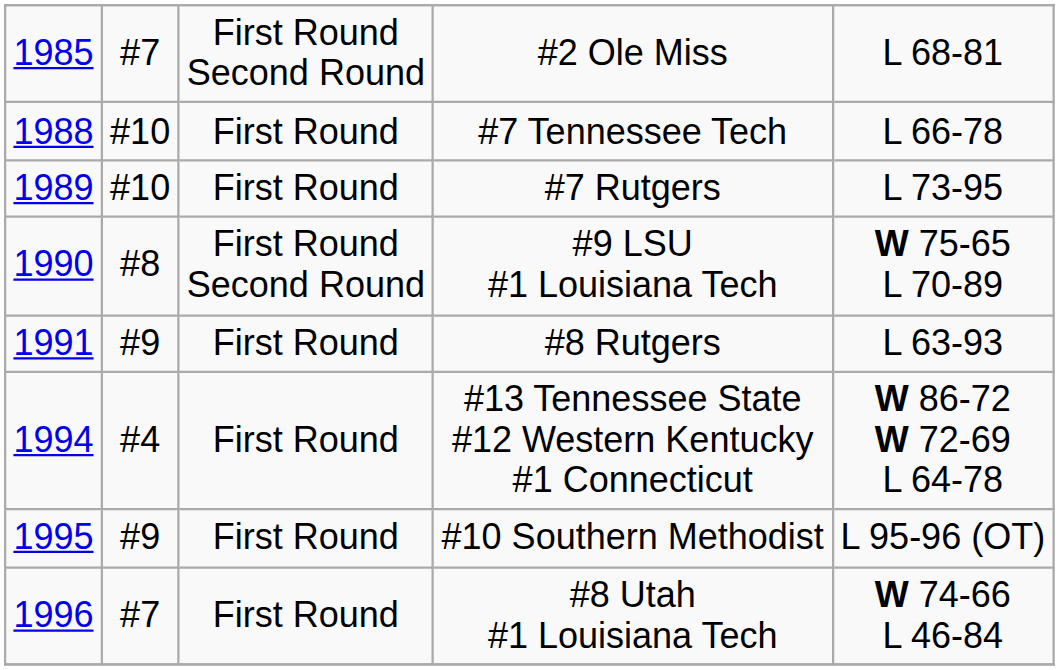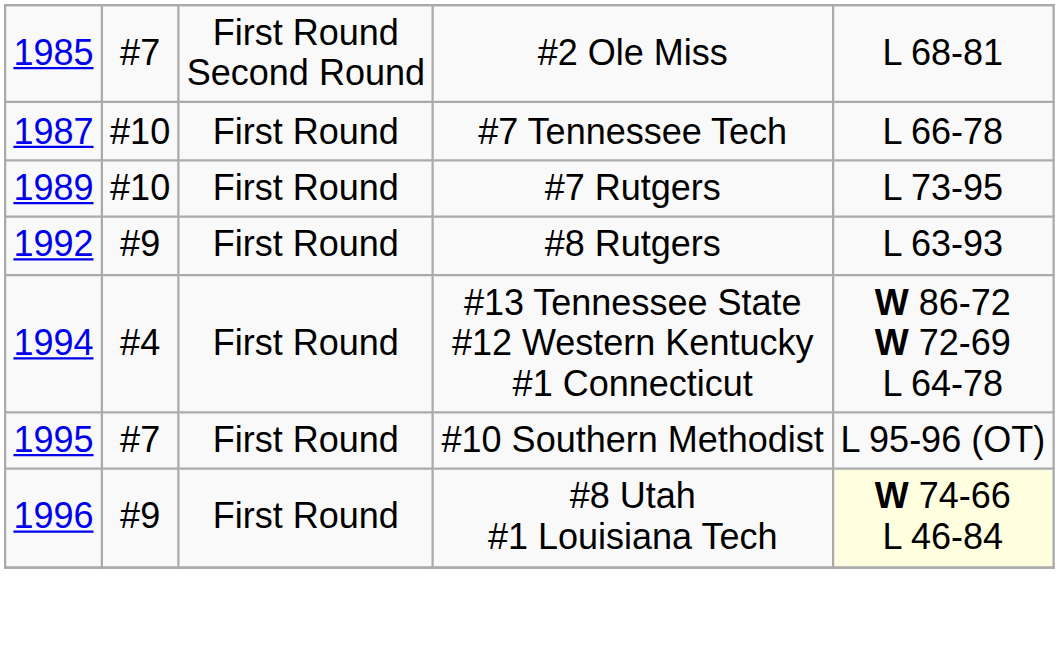(53, 130) 1988 -> (53, 130) 1987
- row: (633, 265)
(53, 342) 1991 -> (53, 244) 1992
(140, 537) #9 -> (140, 440) #7
(140, 614) #7 -> (140, 517) #9
(943, 614) no background -> (943, 517) lightyellow background
